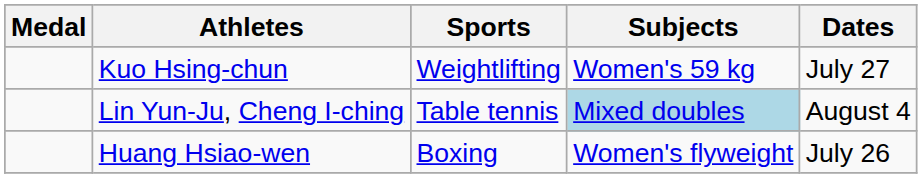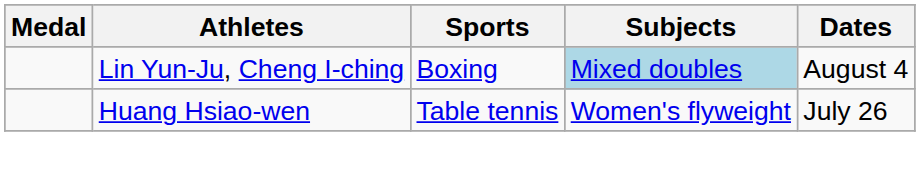- row: (193, 68)
(487, 110) Table tennis -> (457, 68) Boxing
(457, 152) Boxing -> (487, 110) Table tennis
